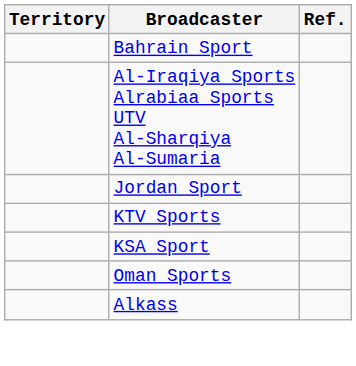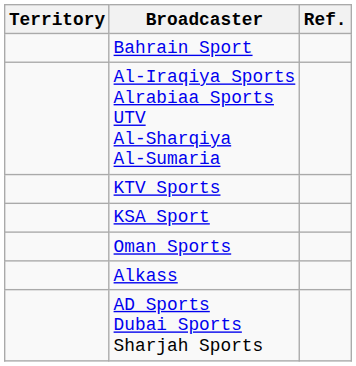- row: (178, 188)
+ row: (188, 325)
